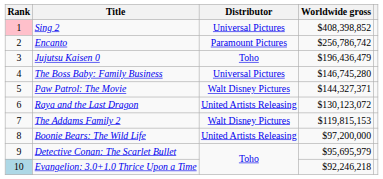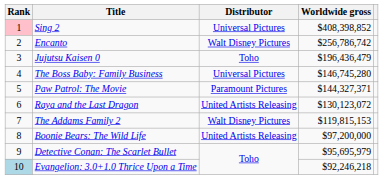(249, 43) Paramount Pictures -> (249, 43) Walt Disney Pictures
(249, 89) Walt Disney Pictures -> (249, 89) Paramount Pictures
